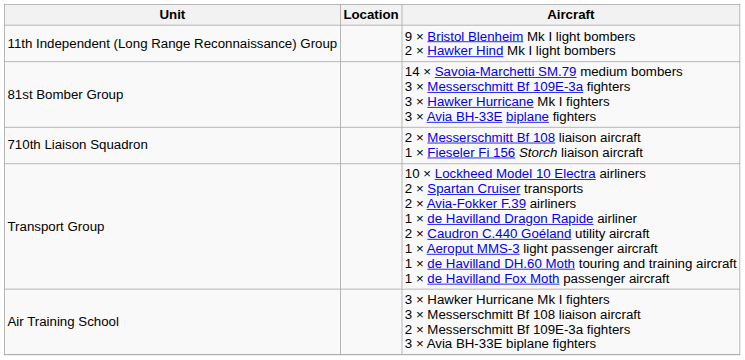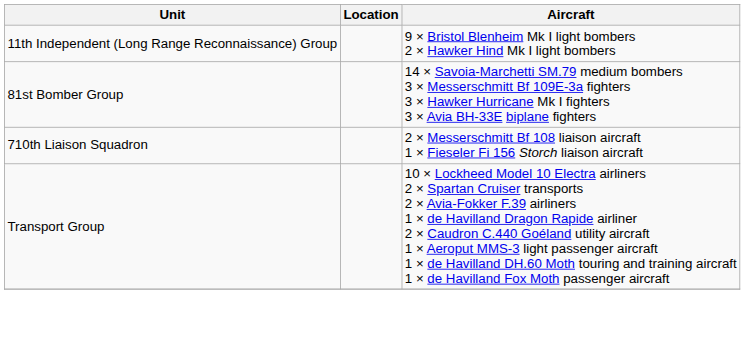- row: (63, 322)
